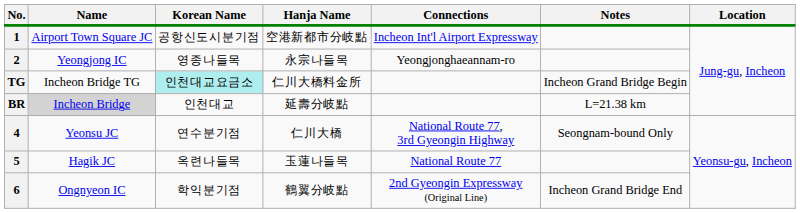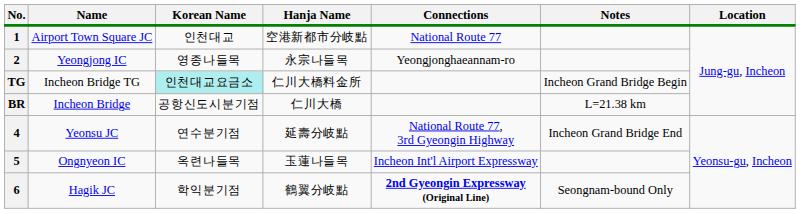(209, 37) 공항신도시분기점 -> (209, 37) 인천대교
(456, 37) Incheon Int'l Airport Expressway -> (456, 37) National Route 77
(92, 104) lightgrey background -> (92, 104) no background
(209, 104) 인천대교 -> (209, 104) 공항신도시분기점
(317, 104) 延壽分岐點 -> (317, 104) 仁川大橋
(317, 132) 仁川大橋 -> (317, 132) 延壽分岐點
(615, 132) Seongnam-bound Only -> (615, 132) Incheon Grand Bridge End
(92, 161) Hagik JC -> (92, 161) Ongnyeon IC
(456, 161) National Route 77 -> (456, 161) Incheon Int'l Airport Expressway
(92, 189) Ongnyeon IC -> (92, 189) Hagik JC
(456, 189) normal -> (456, 189) bold
(615, 189) Incheon Grand Bridge End -> (615, 189) Seongnam-bound Only
